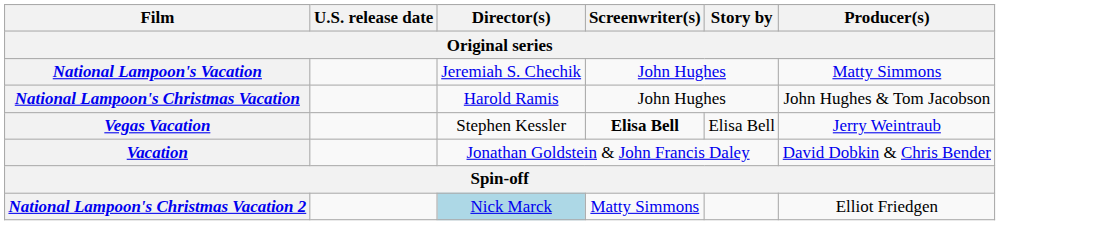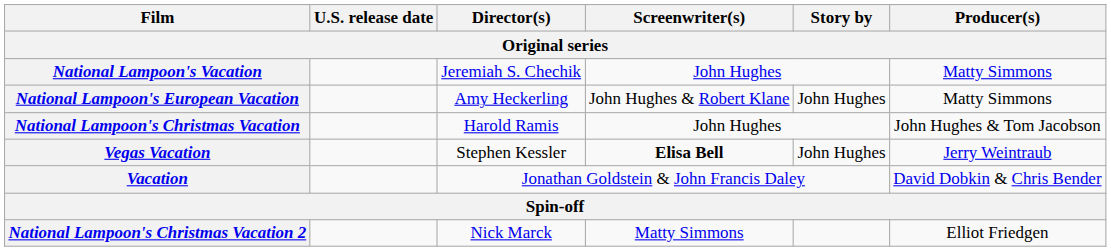+ row: (157, 98)
(742, 125) Elisa Bell -> (841, 152) John Hughes
(511, 206) lightblue background -> (511, 233) no background
